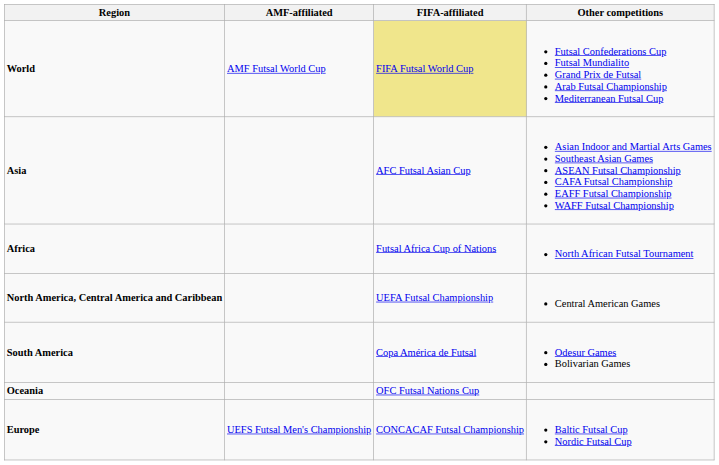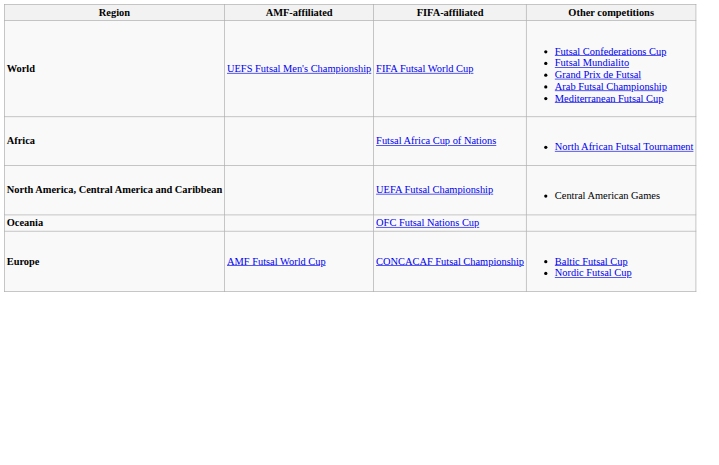(276, 68) AMF Futsal World Cup -> (299, 68) UEFS Futsal Men's Championship
(425, 68) khaki background -> (425, 68) no background
- row: (17, 170)
- row: (40, 352)
(299, 429) UEFS Futsal Men's Championship -> (276, 261) AMF Futsal World Cup
